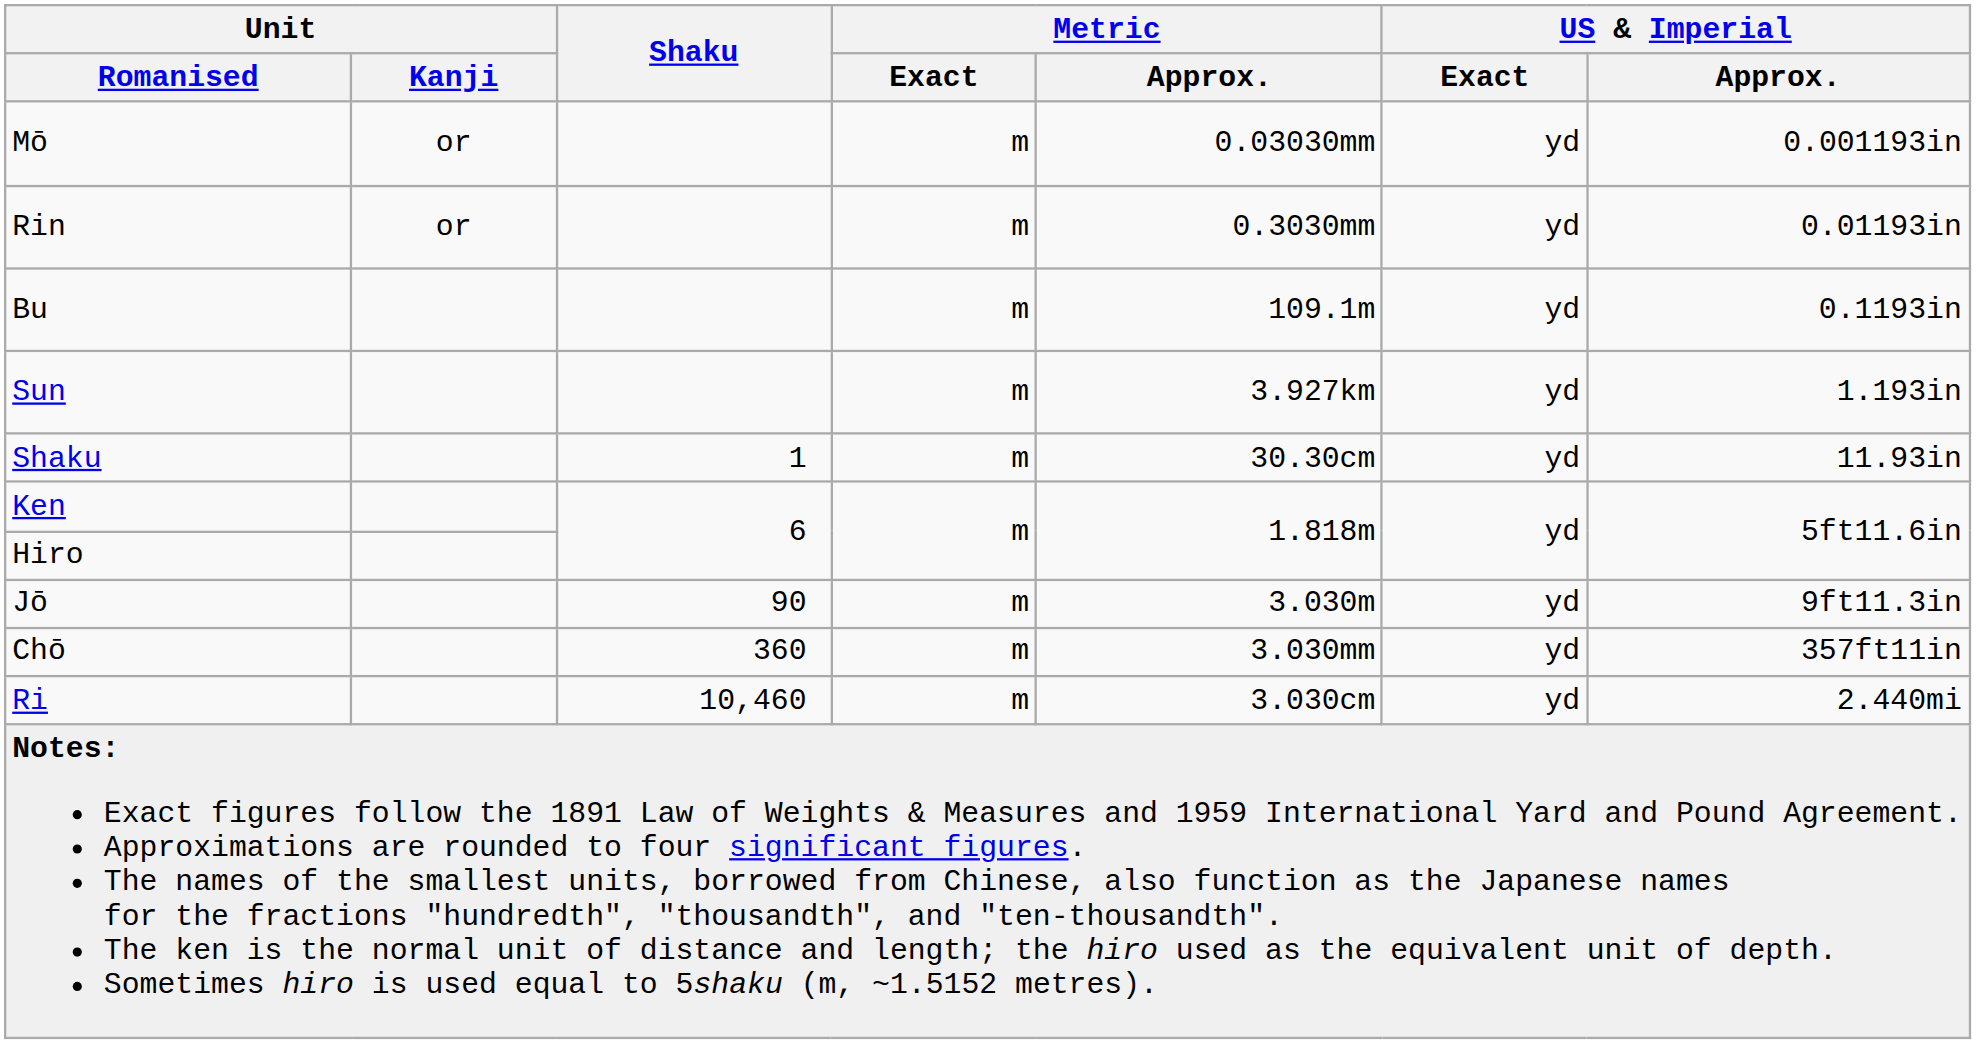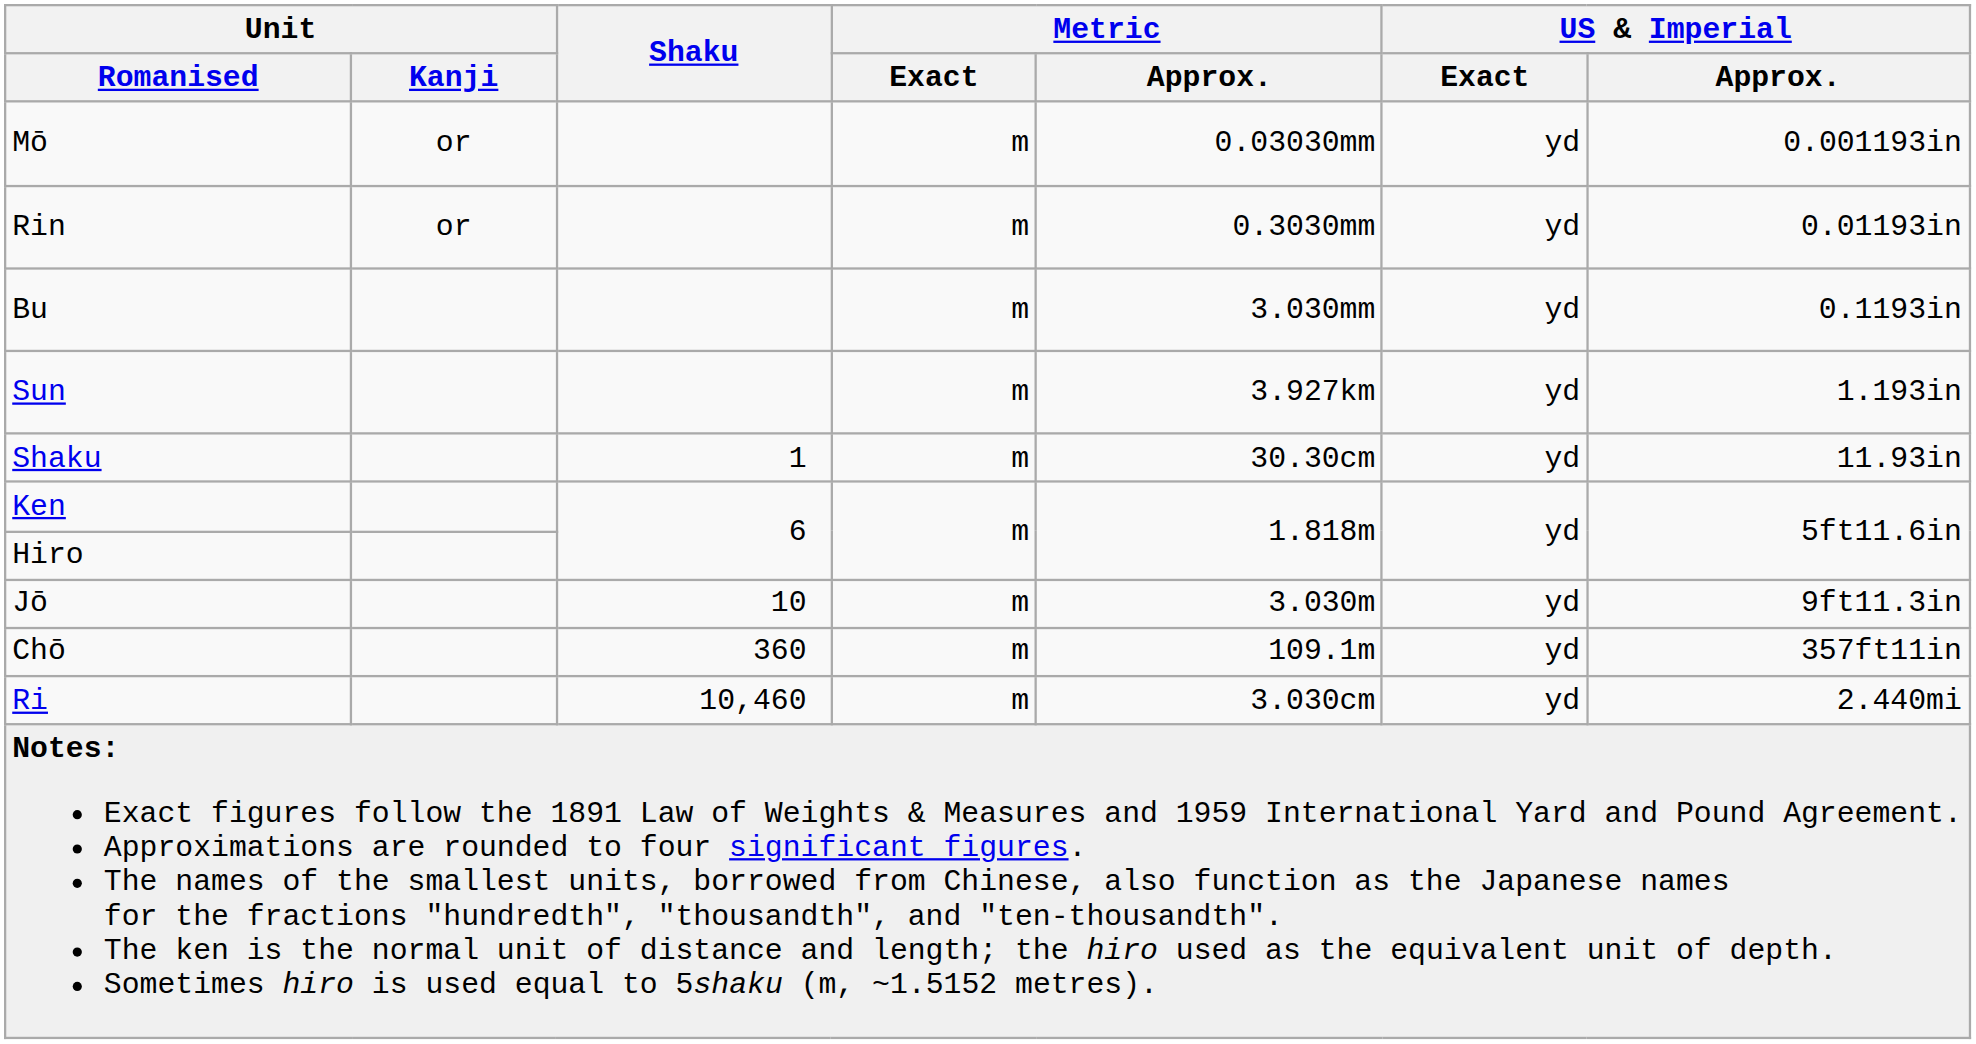(1322, 309) 109.1m -> (1313, 309) 3.030mm
(798, 603) 90 -> (798, 603) 10
(1313, 652) 3.030mm -> (1322, 652) 109.1m
